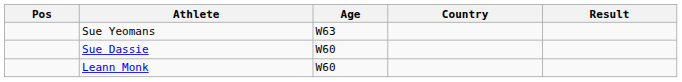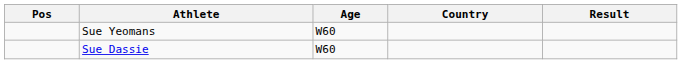(326, 31) W63 -> (326, 31) W60
- row: (115, 67)
